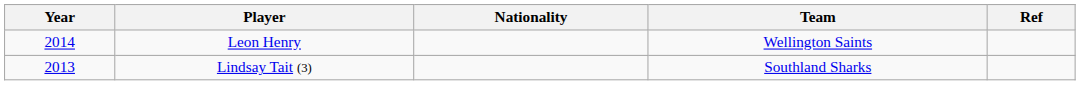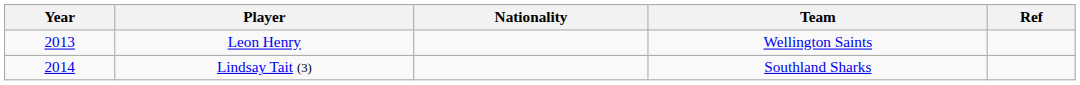(60, 42) 2014 -> (60, 42) 2013
(60, 67) 2013 -> (60, 67) 2014
